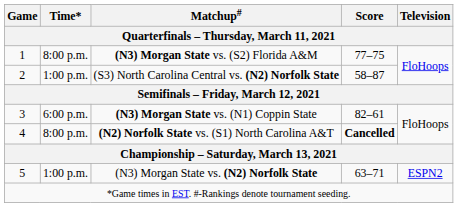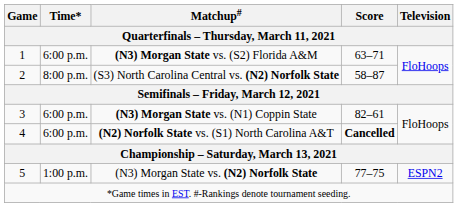(65, 55) 8:00 p.m. -> (65, 55) 6:00 p.m.
(369, 55) 77–75 -> (369, 55) 63–71
(65, 75) 1:00 p.m. -> (65, 75) 8:00 p.m.
(65, 134) 8:00 p.m. -> (65, 134) 6:00 p.m.
(369, 173) 63–71 -> (369, 173) 77–75
